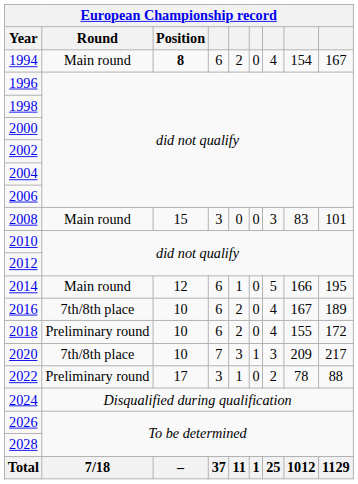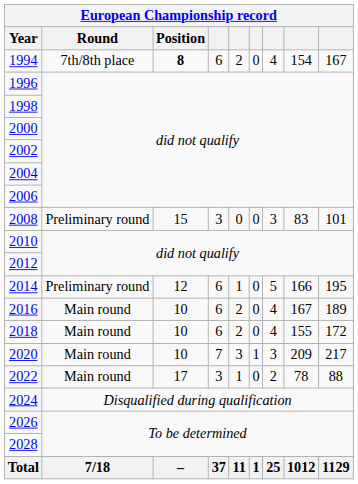(97, 60) Main round -> (97, 60) 7th/8th place
(97, 219) Main round -> (97, 219) Preliminary round
(97, 286) Main round -> (97, 286) Preliminary round
(97, 309) 7th/8th place -> (97, 309) Main round
(97, 331) Preliminary round -> (97, 331) Main round
(97, 354) 7th/8th place -> (97, 354) Main round
(97, 377) Preliminary round -> (97, 377) Main round
